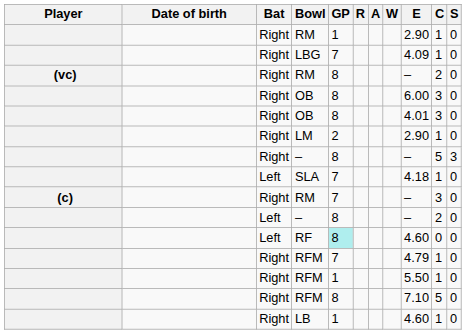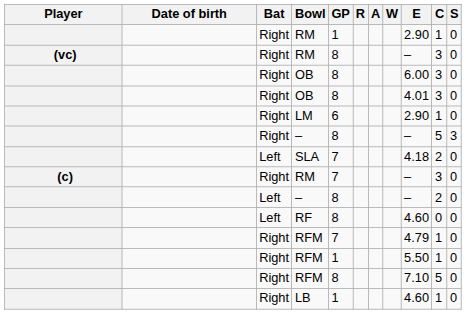- row: (63, 55)
(438, 75) 2 -> (438, 55) 3
(335, 136) 2 -> (335, 116) 6
(438, 177) 1 -> (438, 156) 2
(335, 237) paleturquoise background -> (335, 217) no background
